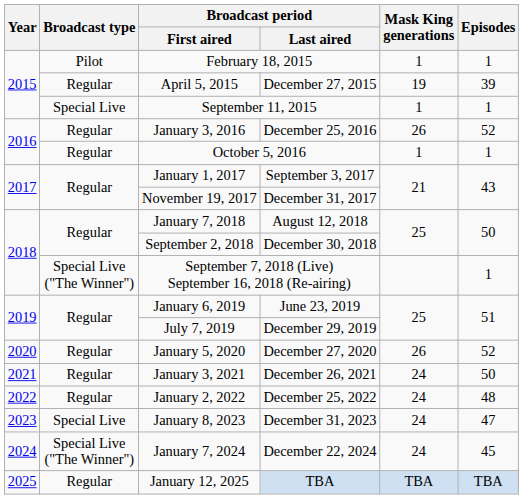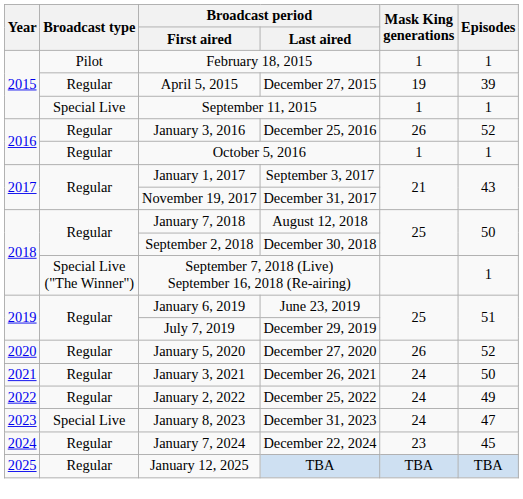(488, 397) 48 -> (488, 397) 49
(89, 451) Special Live ("The Winner") -> (89, 443) Regular
(419, 451) 24 -> (419, 443) 23
